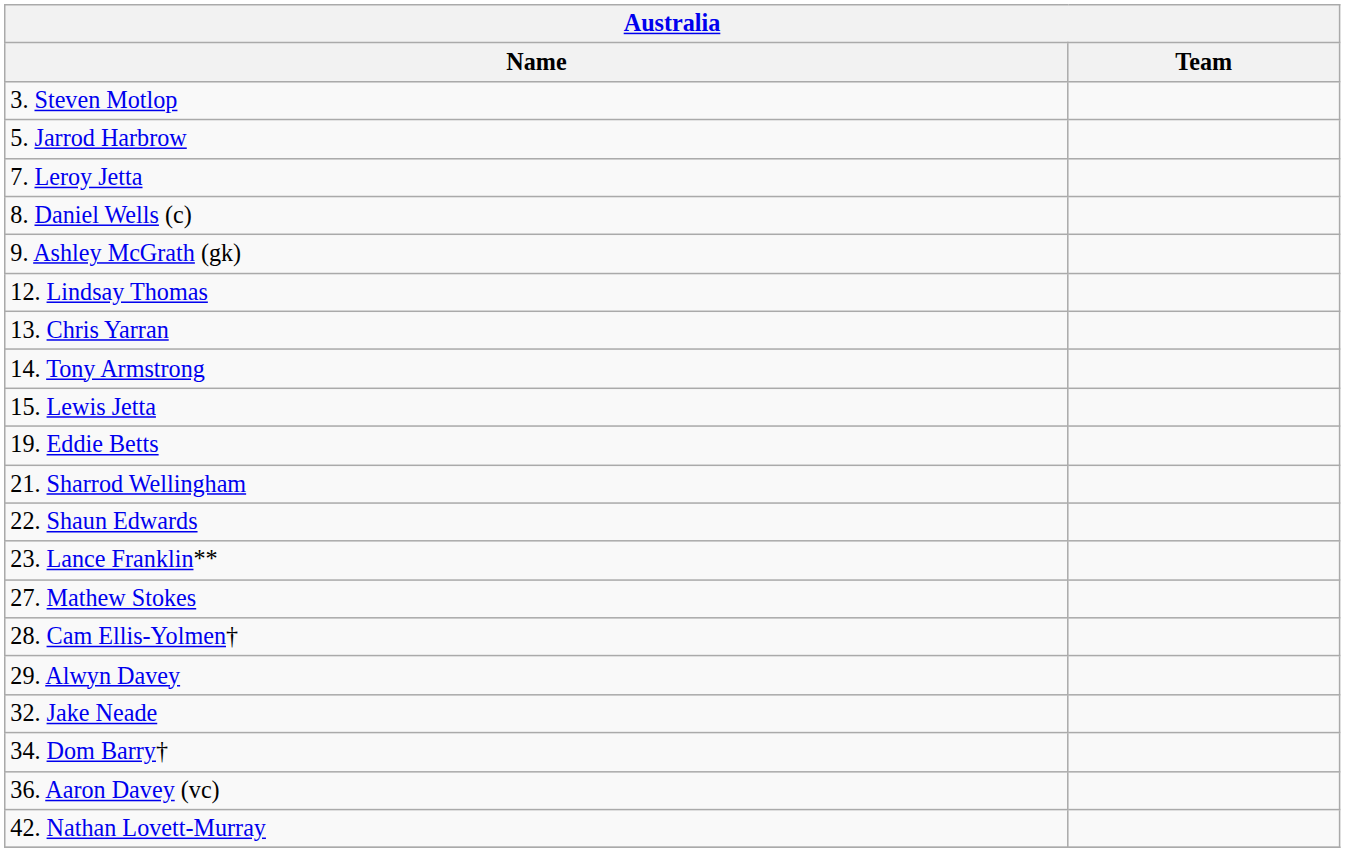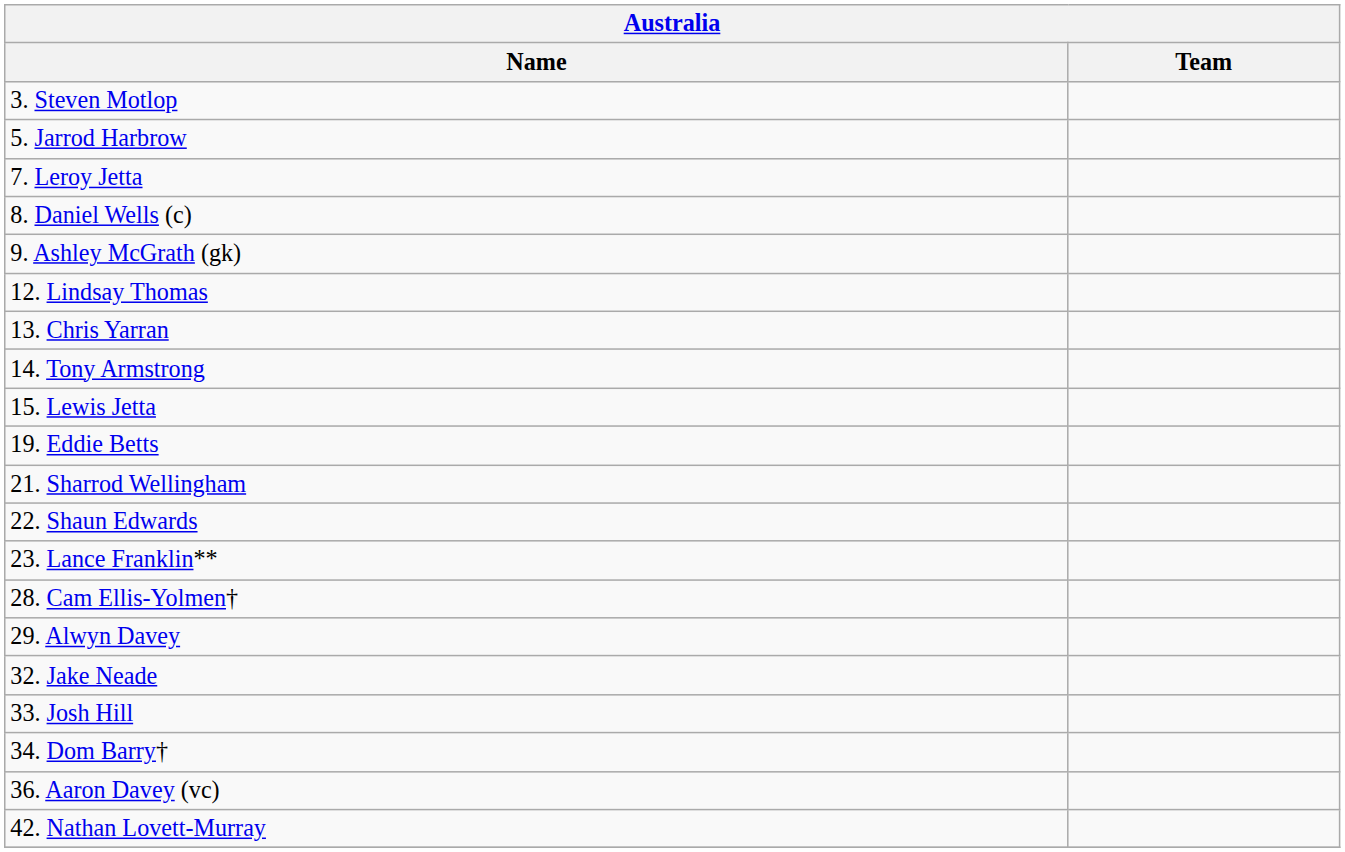- row: (103, 598)
+ row: (72, 713)
